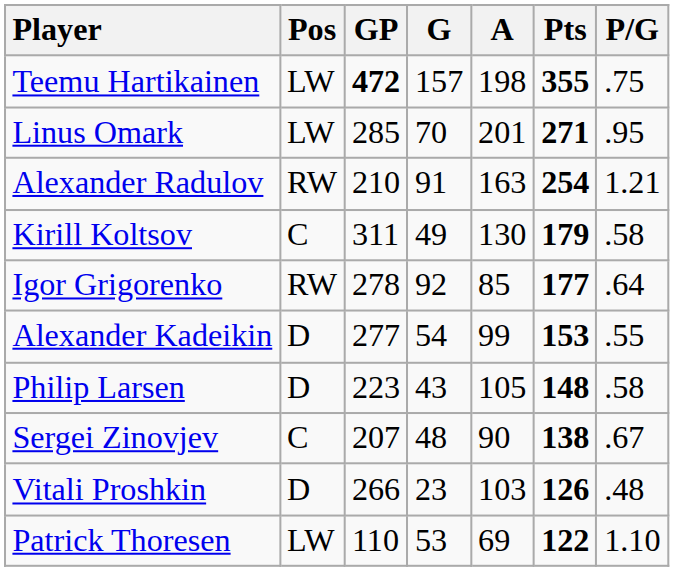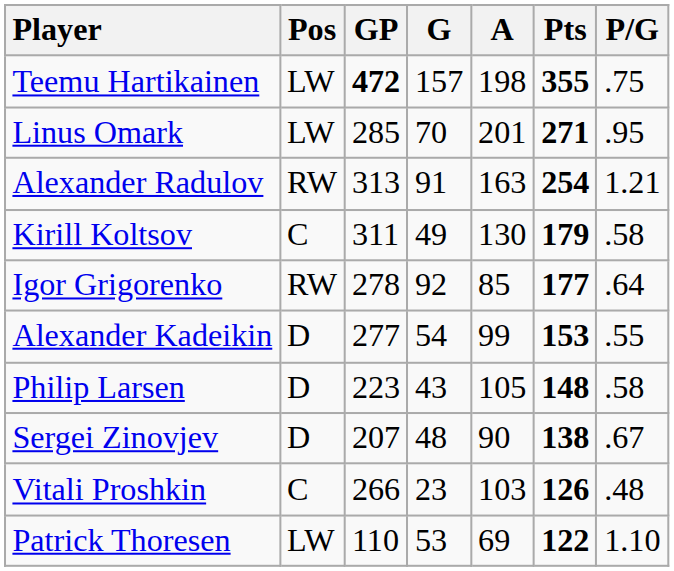(376, 183) 210 -> (376, 183) 313
(298, 438) C -> (299, 438) D
(299, 489) D -> (298, 489) C
